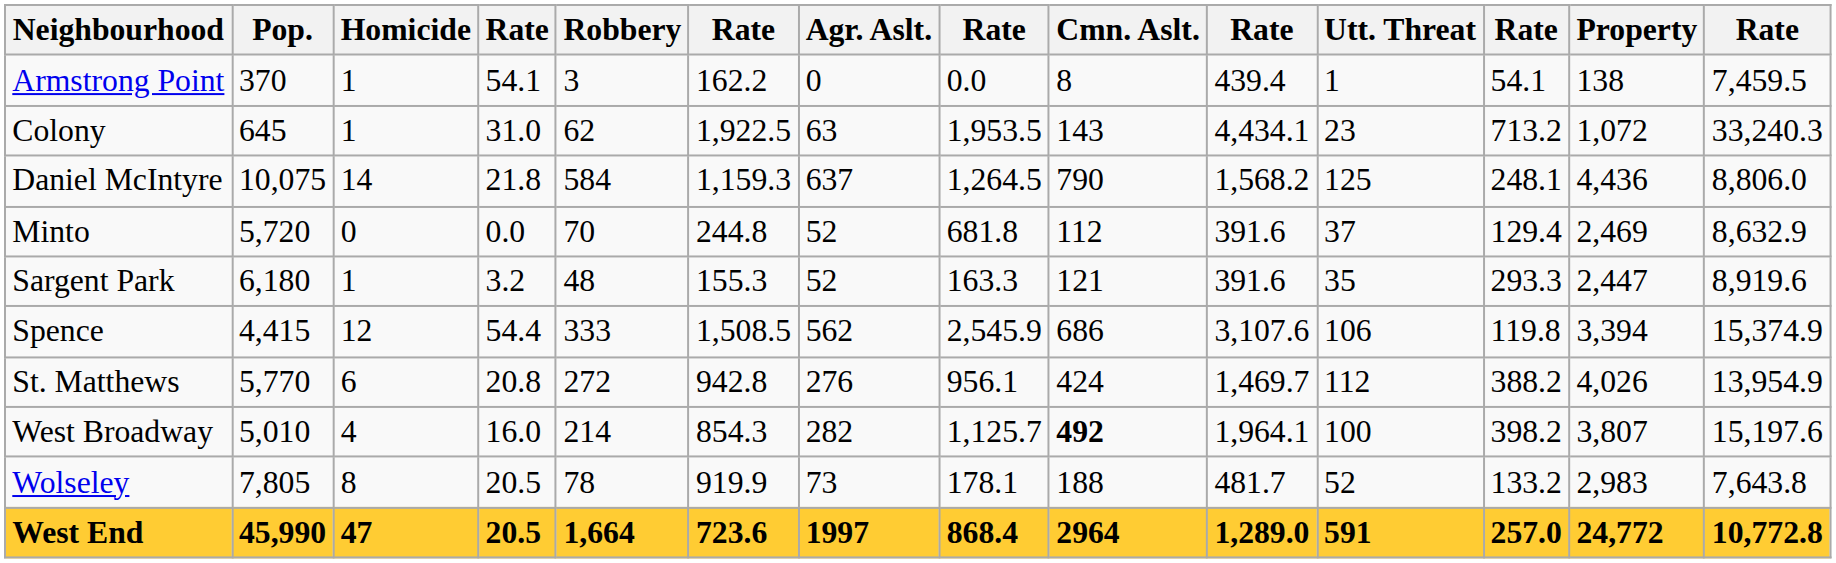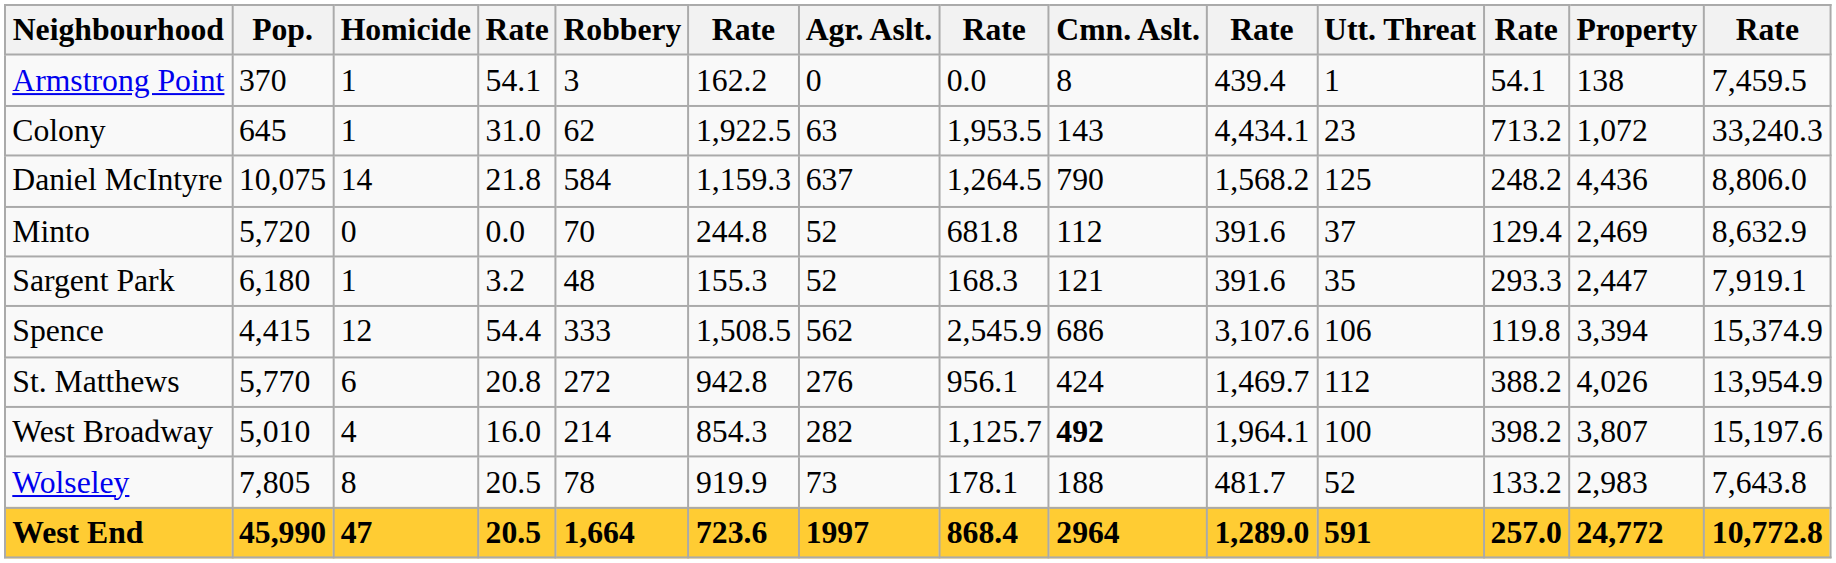(1526, 180) 248.1 -> (1526, 180) 248.2
(982, 280) 163.3 -> (982, 280) 168.3
(1759, 280) 8,919.6 -> (1759, 280) 7,919.1
